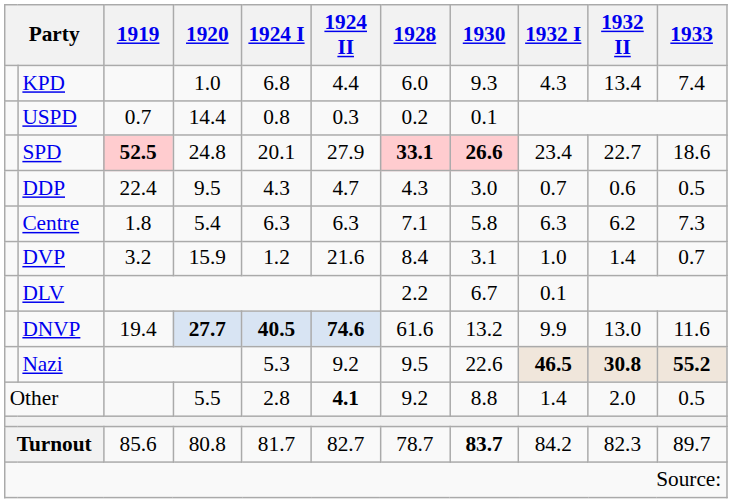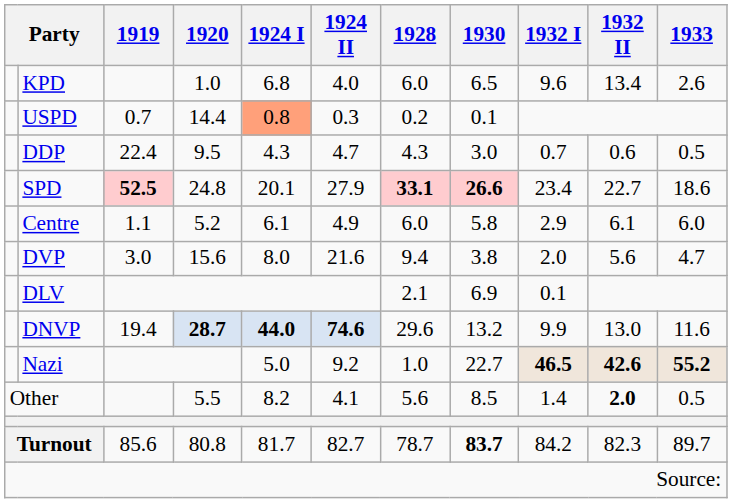(346, 82) 4.4 -> (346, 82) 4.0
(484, 82) 9.3 -> (484, 82) 6.5
(553, 82) 4.3 -> (553, 82) 9.6
(692, 82) 7.4 -> (692, 82) 2.6
(277, 117) no background -> (277, 117) lightsalmon background
rows swapped: (42, 153) <-> (44, 188)
(138, 223) 1.8 -> (138, 223) 1.1
(207, 223) 5.4 -> (207, 223) 5.2
(277, 223) 6.3 -> (277, 223) 6.1
(346, 223) 6.3 -> (346, 223) 4.9
(415, 223) 7.1 -> (415, 223) 6.0
(553, 223) 6.3 -> (553, 223) 2.9
(622, 223) 6.2 -> (622, 223) 6.1
(692, 223) 7.3 -> (692, 223) 6.0
(138, 258) 3.2 -> (138, 258) 3.0
(207, 258) 15.9 -> (207, 258) 15.6
(277, 258) 1.2 -> (277, 258) 8.0
(415, 258) 8.4 -> (415, 258) 9.4
(484, 258) 3.1 -> (484, 258) 3.8
(553, 258) 1.0 -> (553, 258) 2.0
(622, 258) 1.4 -> (622, 258) 5.6
(692, 258) 0.7 -> (692, 258) 4.7
(415, 293) 2.2 -> (415, 293) 2.1
(484, 293) 6.7 -> (484, 293) 6.9
(207, 328) 27.7 -> (207, 328) 28.7
(277, 328) 40.5 -> (277, 328) 44.0
(415, 328) 61.6 -> (415, 328) 29.6
(277, 363) 5.3 -> (277, 363) 5.0
(415, 363) 9.5 -> (415, 363) 1.0
(484, 363) 22.6 -> (484, 363) 22.7
(622, 363) 30.8 -> (622, 363) 42.6
(277, 399) 2.8 -> (277, 399) 8.2
(346, 399) bold -> (346, 399) normal
(415, 399) 9.2 -> (415, 399) 5.6
(484, 399) 8.8 -> (484, 399) 8.5
(622, 399) normal -> (622, 399) bold
